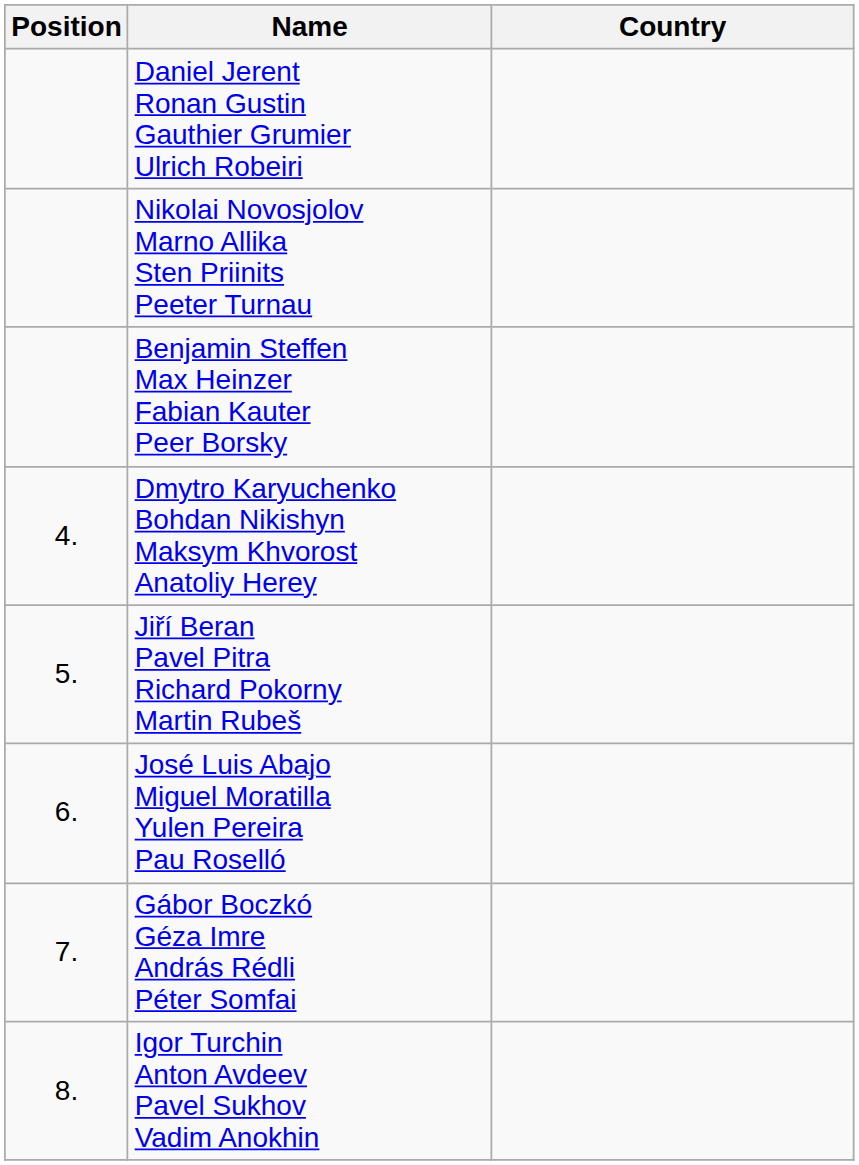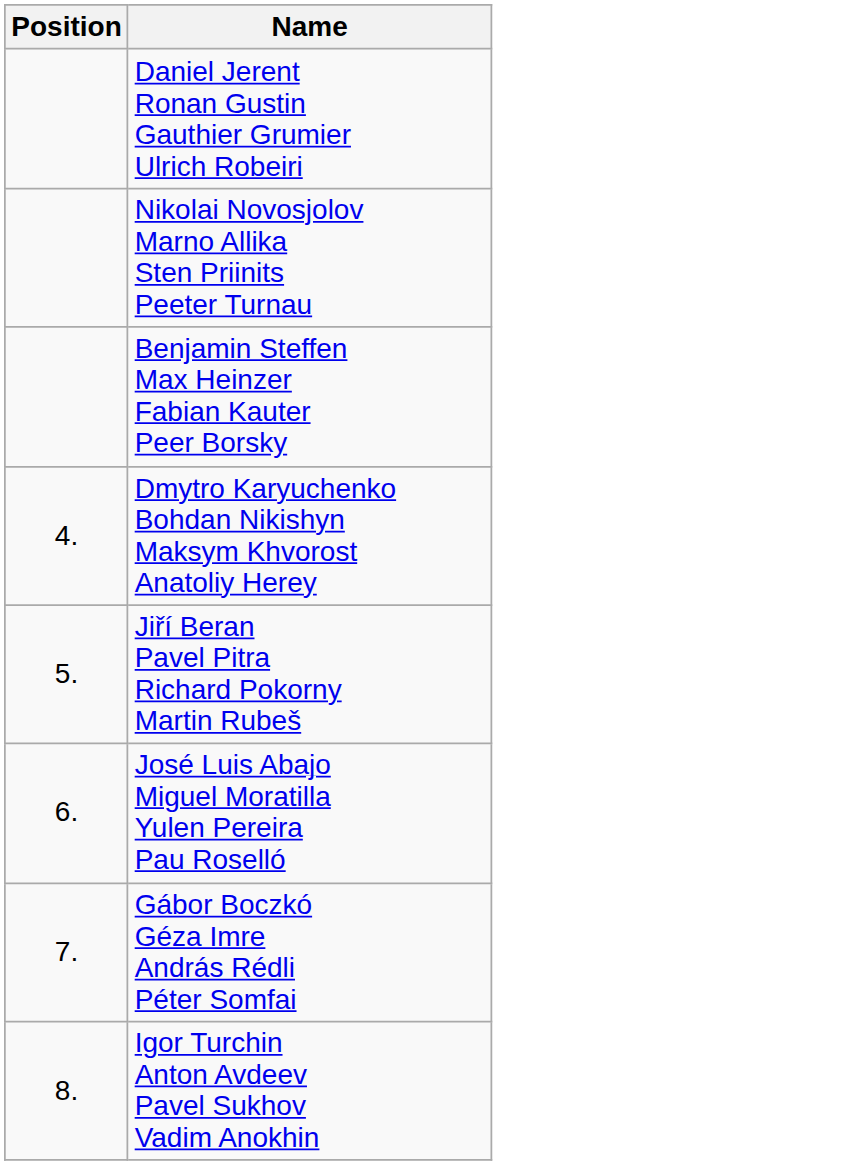- column: (673, 26)
